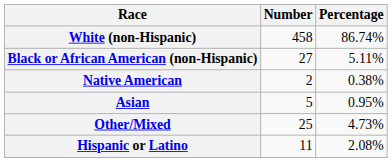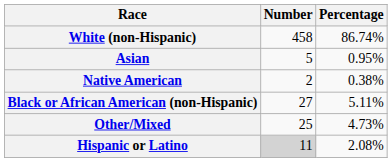rows swapped: (132, 59) <-> (132, 102)
(306, 146) no background -> (306, 146) lightgrey background
